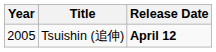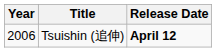(21, 35) 2005 -> (21, 35) 2006
